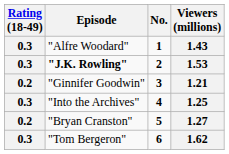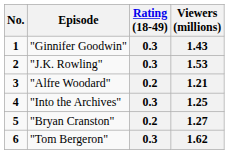columns swapped: (159, 20) <-> (25, 20)
(88, 45) "Alfre Woodard" -> (78, 45) "Ginnifer Goodwin"
(88, 64) bold -> (66, 64) normal
(96, 83) "Ginnifer Goodwin" -> (70, 83) "Alfre Woodard"
